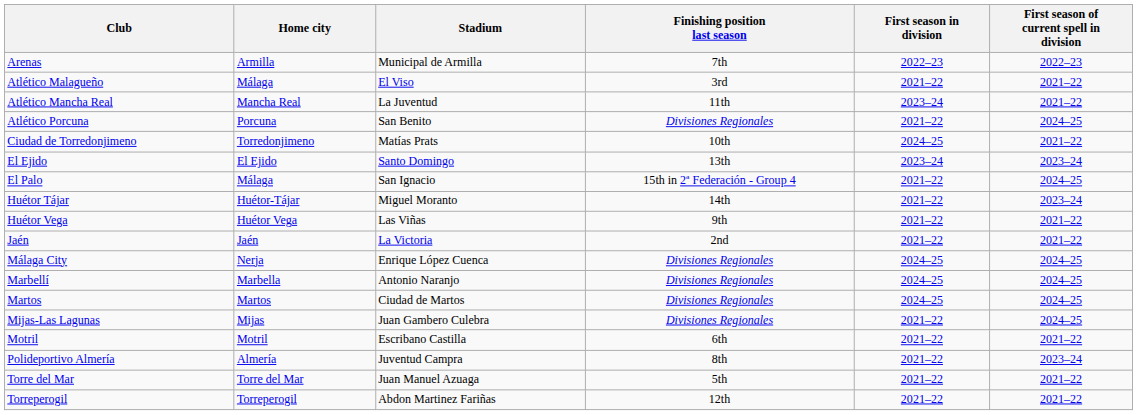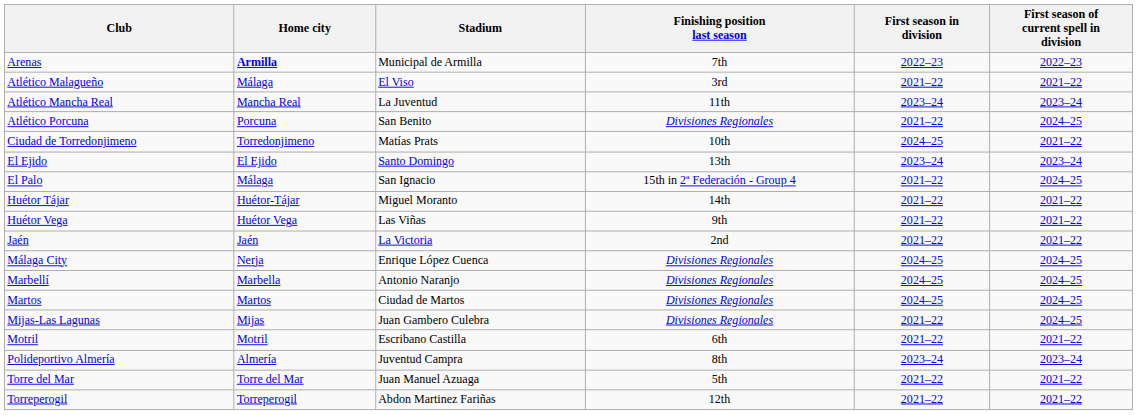(256, 62) normal -> (257, 62) bold
(1061, 101) 2021–22 -> (1061, 101) 2023–24
(1061, 201) 2023–24 -> (1061, 201) 2021–22
(922, 359) 2021–22 -> (922, 359) 2023–24
